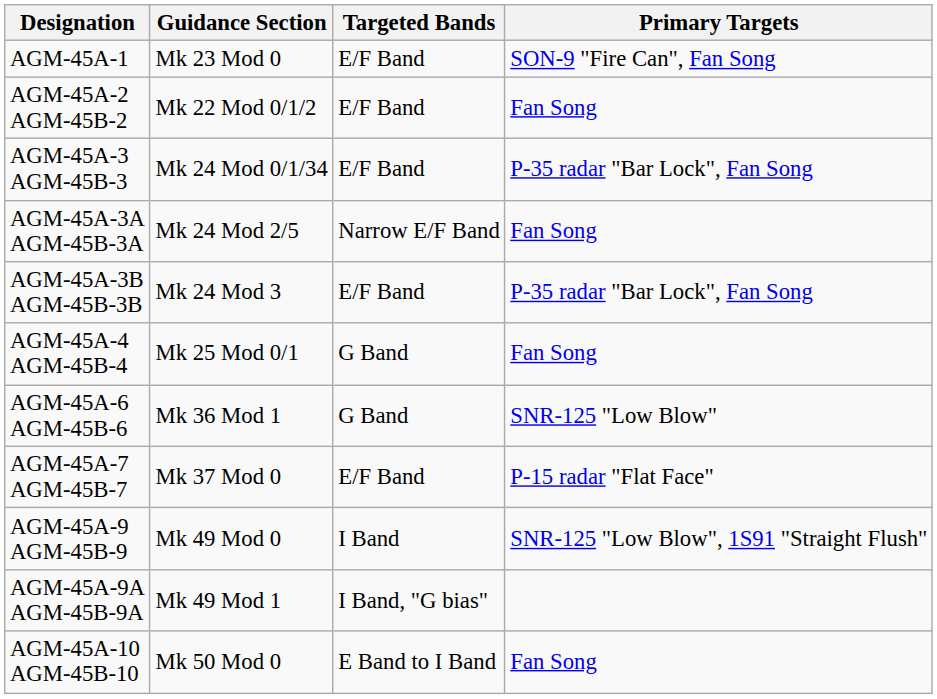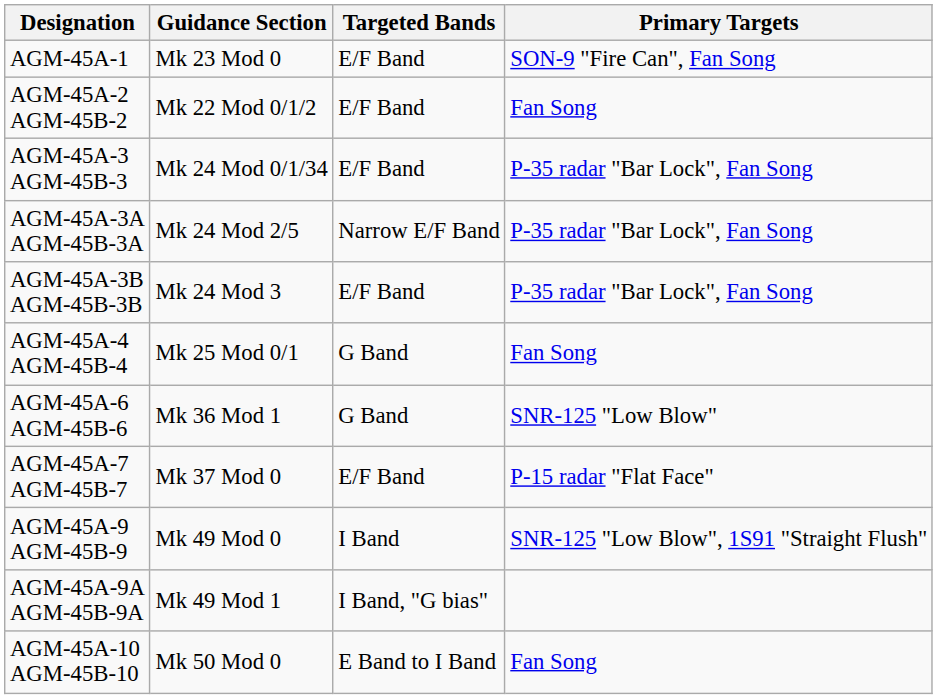(554, 230) Fan Song -> (662, 230) P-35 radar "Bar Lock", Fan Song
